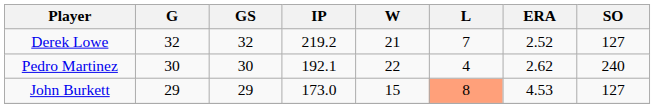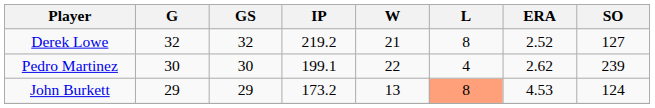(466, 41) 7 -> (466, 41) 8
(319, 66) 192.1 -> (319, 66) 199.1
(613, 66) 240 -> (613, 66) 239
(319, 90) 173.0 -> (319, 90) 173.2
(393, 90) 15 -> (393, 90) 13
(613, 90) 127 -> (613, 90) 124
